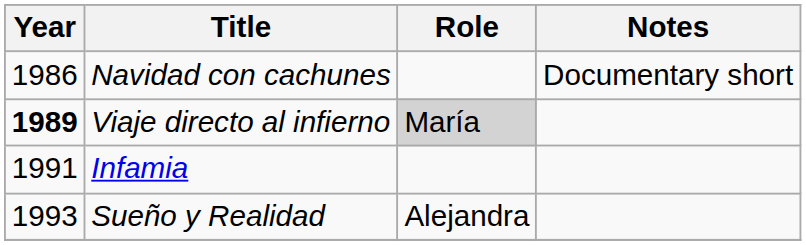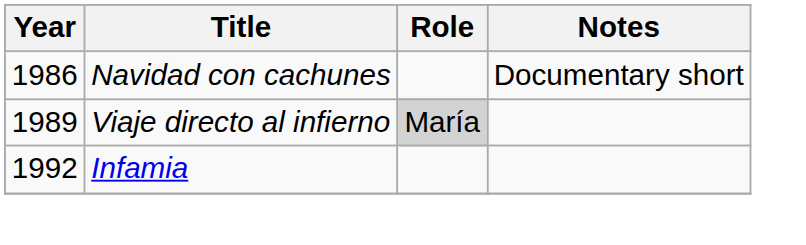(45, 121) bold -> (45, 121) normal
(45, 168) 1991 -> (45, 168) 1992
- row: (208, 215)
